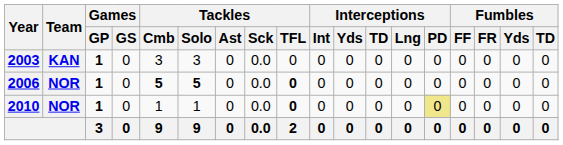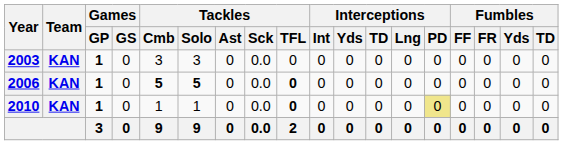(64, 83) NOR -> (64, 83) KAN
(64, 106) NOR -> (64, 106) KAN
